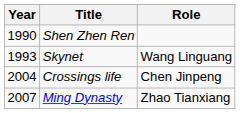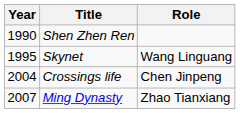(22, 56) 1993 -> (22, 56) 1995
